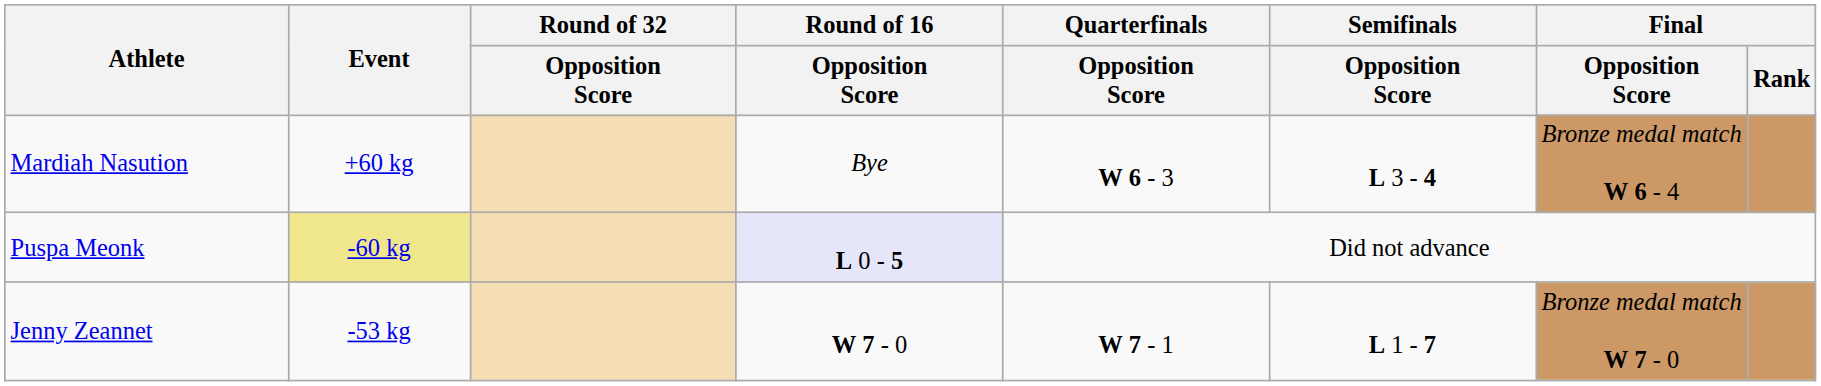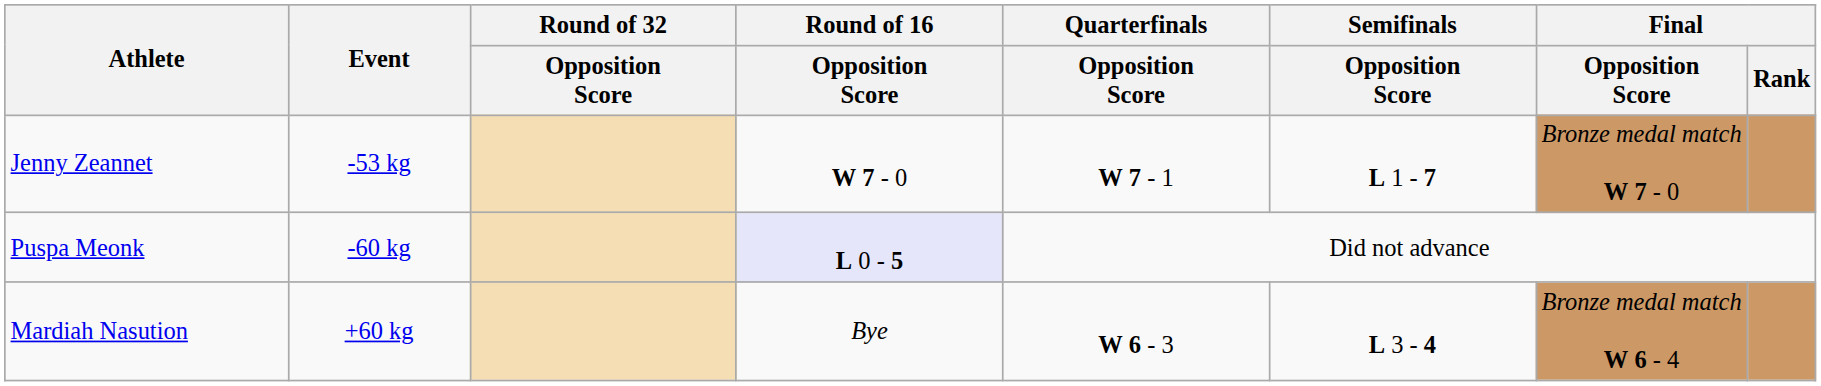rows swapped: (82, 331) <-> (99, 163)
(379, 247) khaki background -> (379, 247) no background
